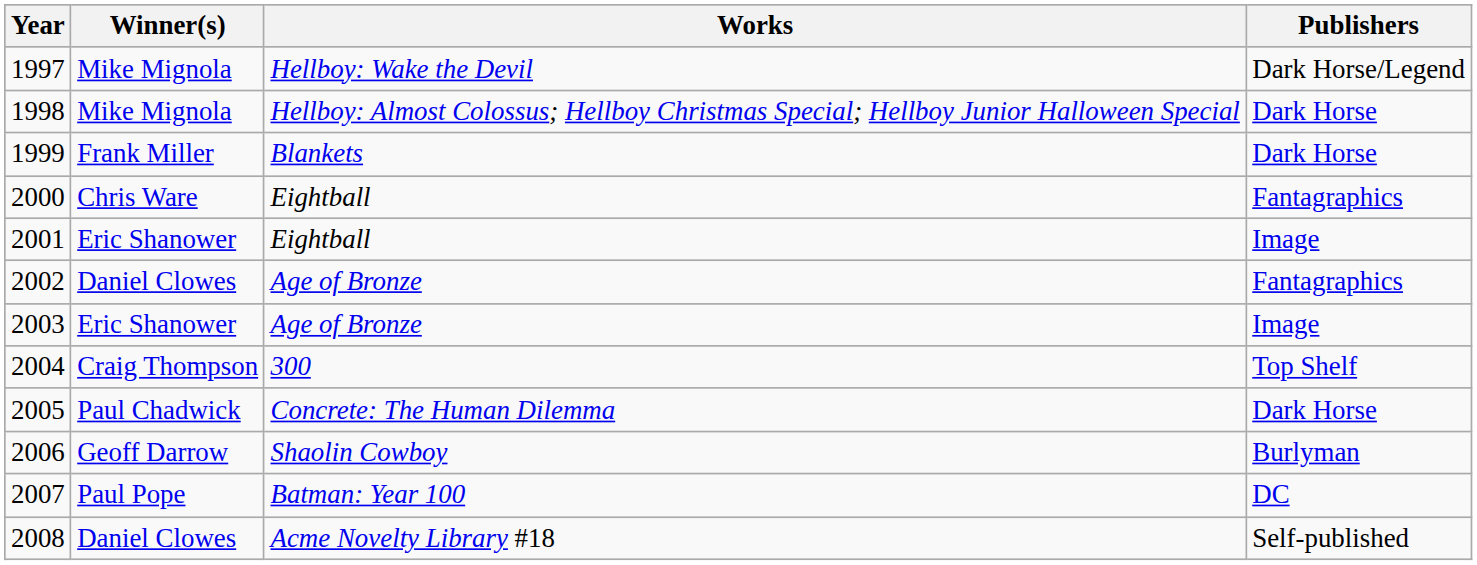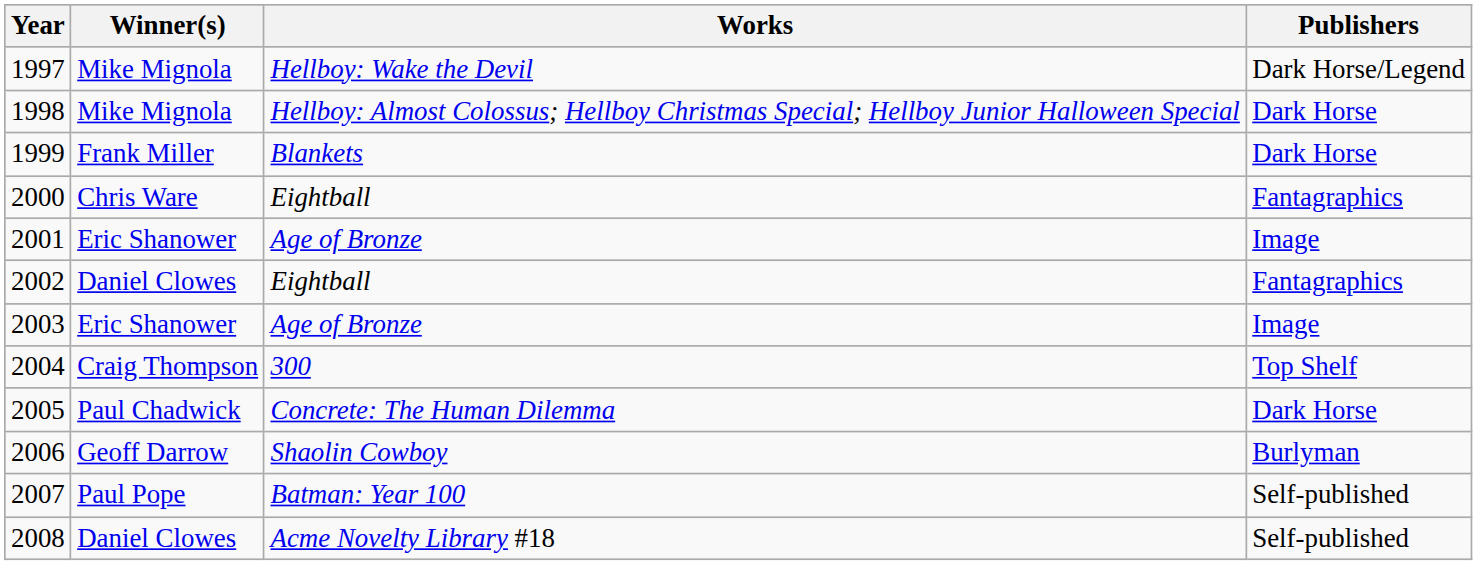(321, 238) Eightball -> (346, 238) Age of Bronze
(346, 281) Age of Bronze -> (321, 281) Eightball
(1271, 494) DC -> (1331, 494) Self-published
